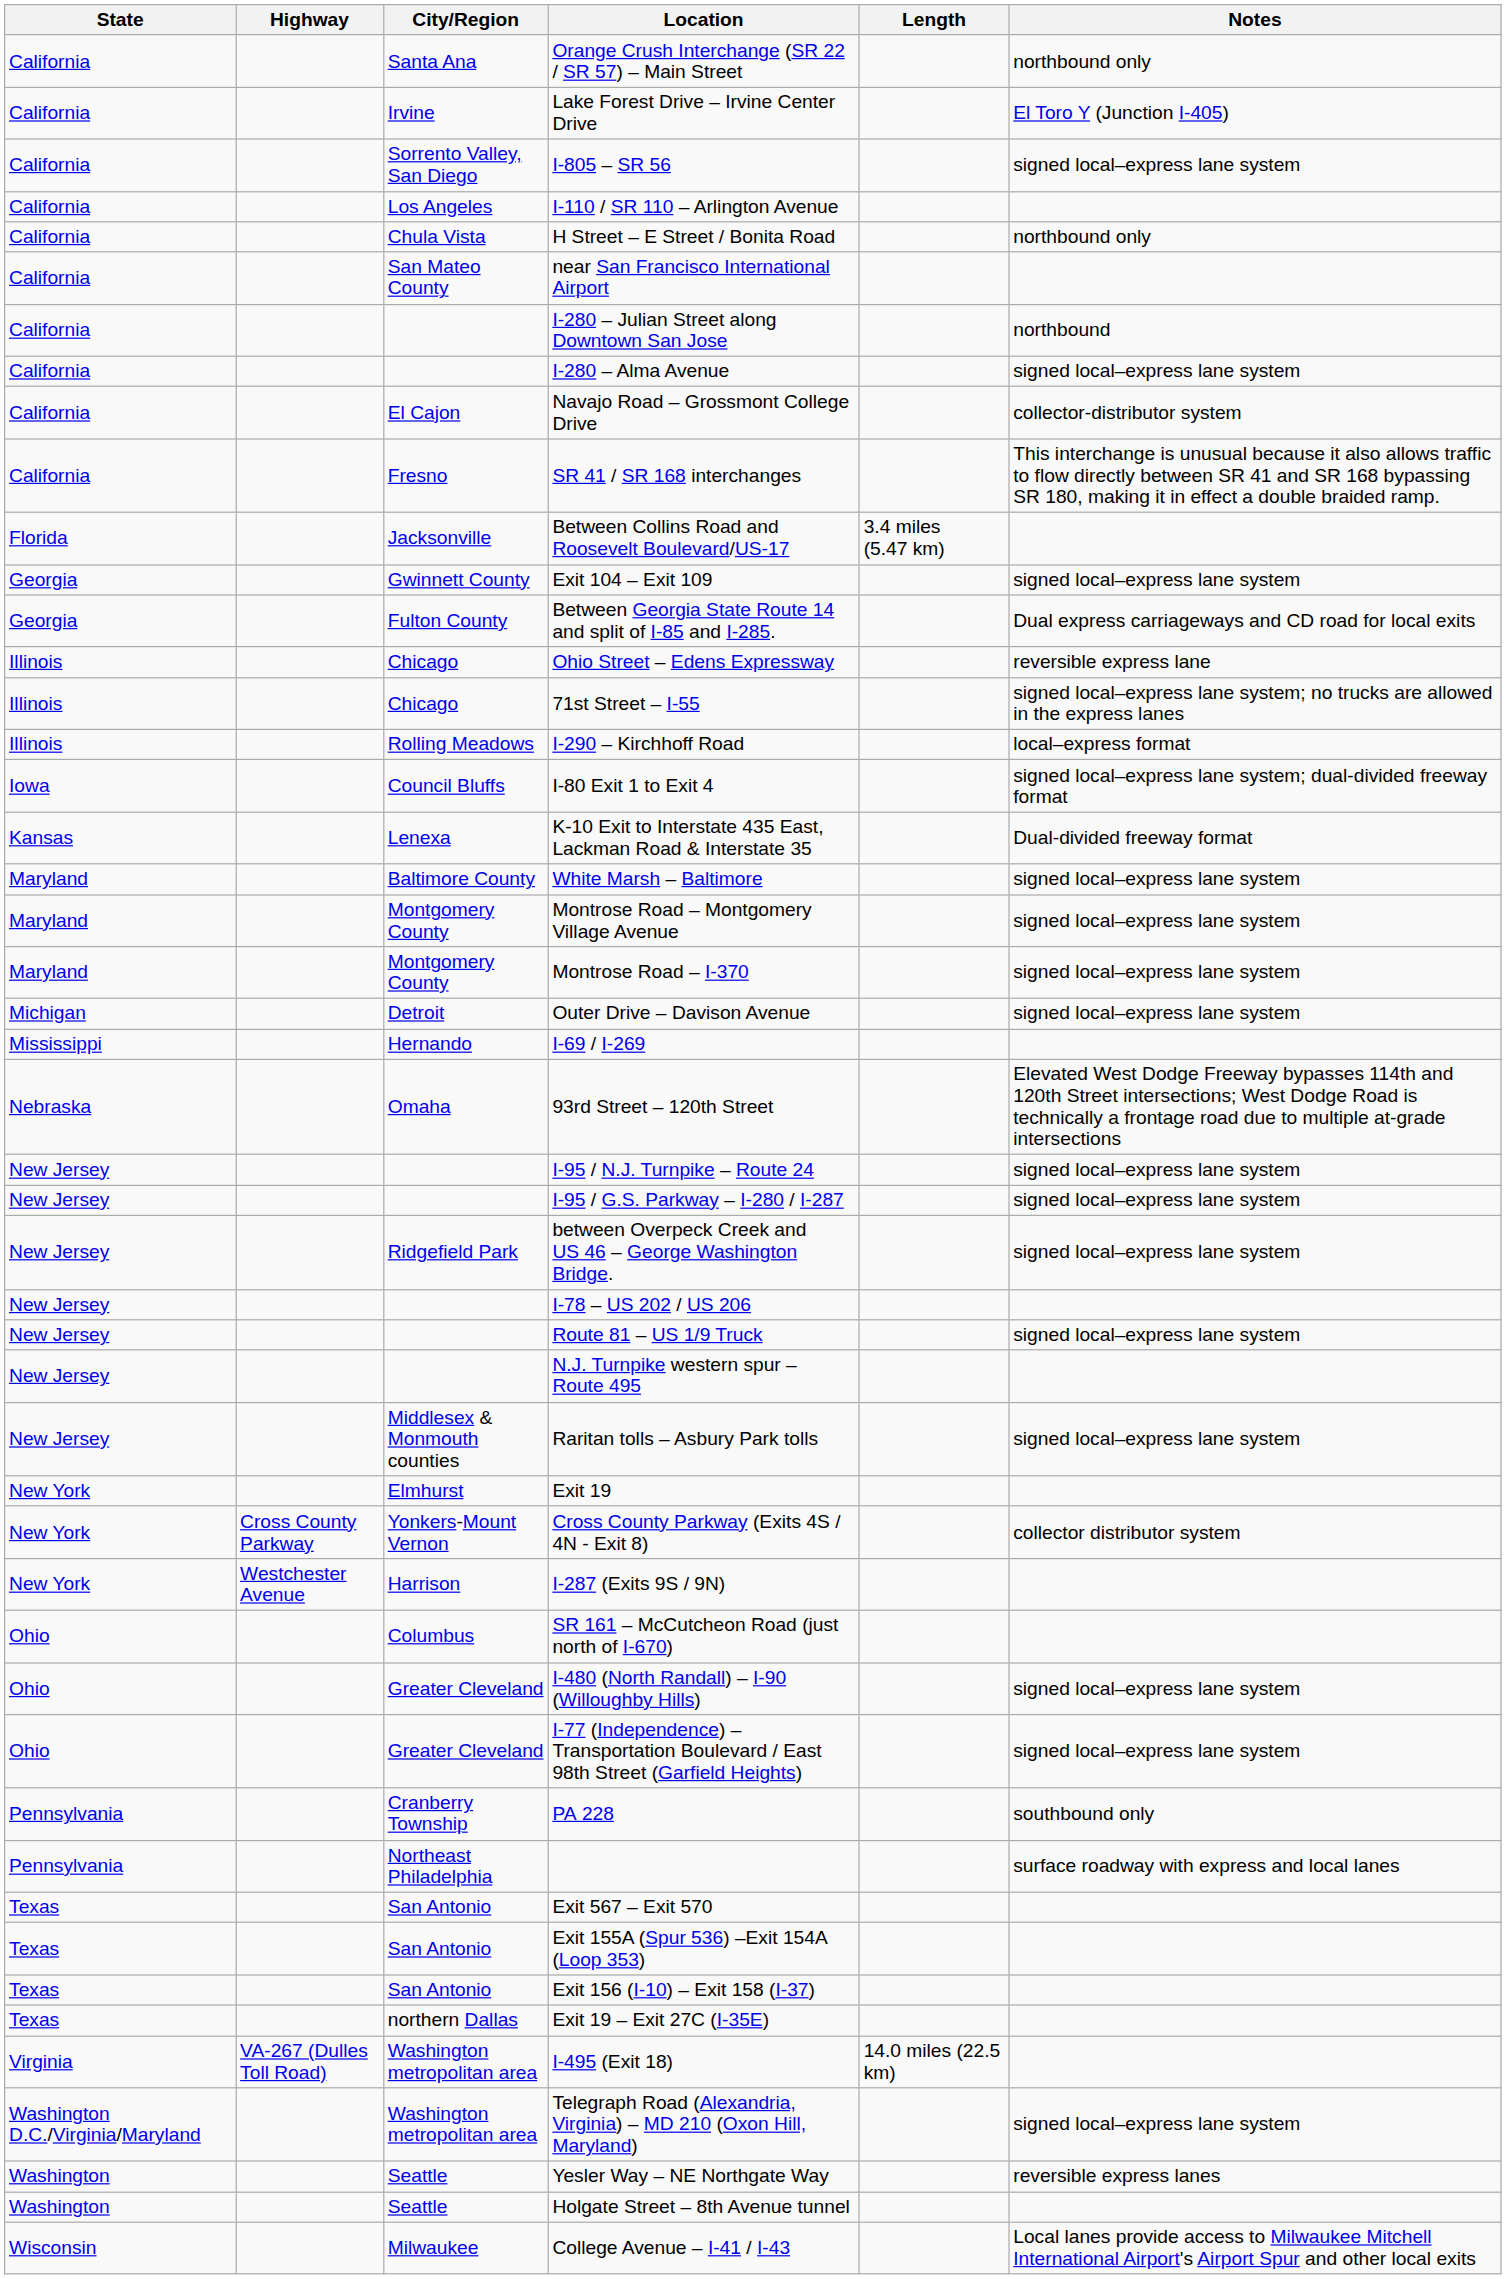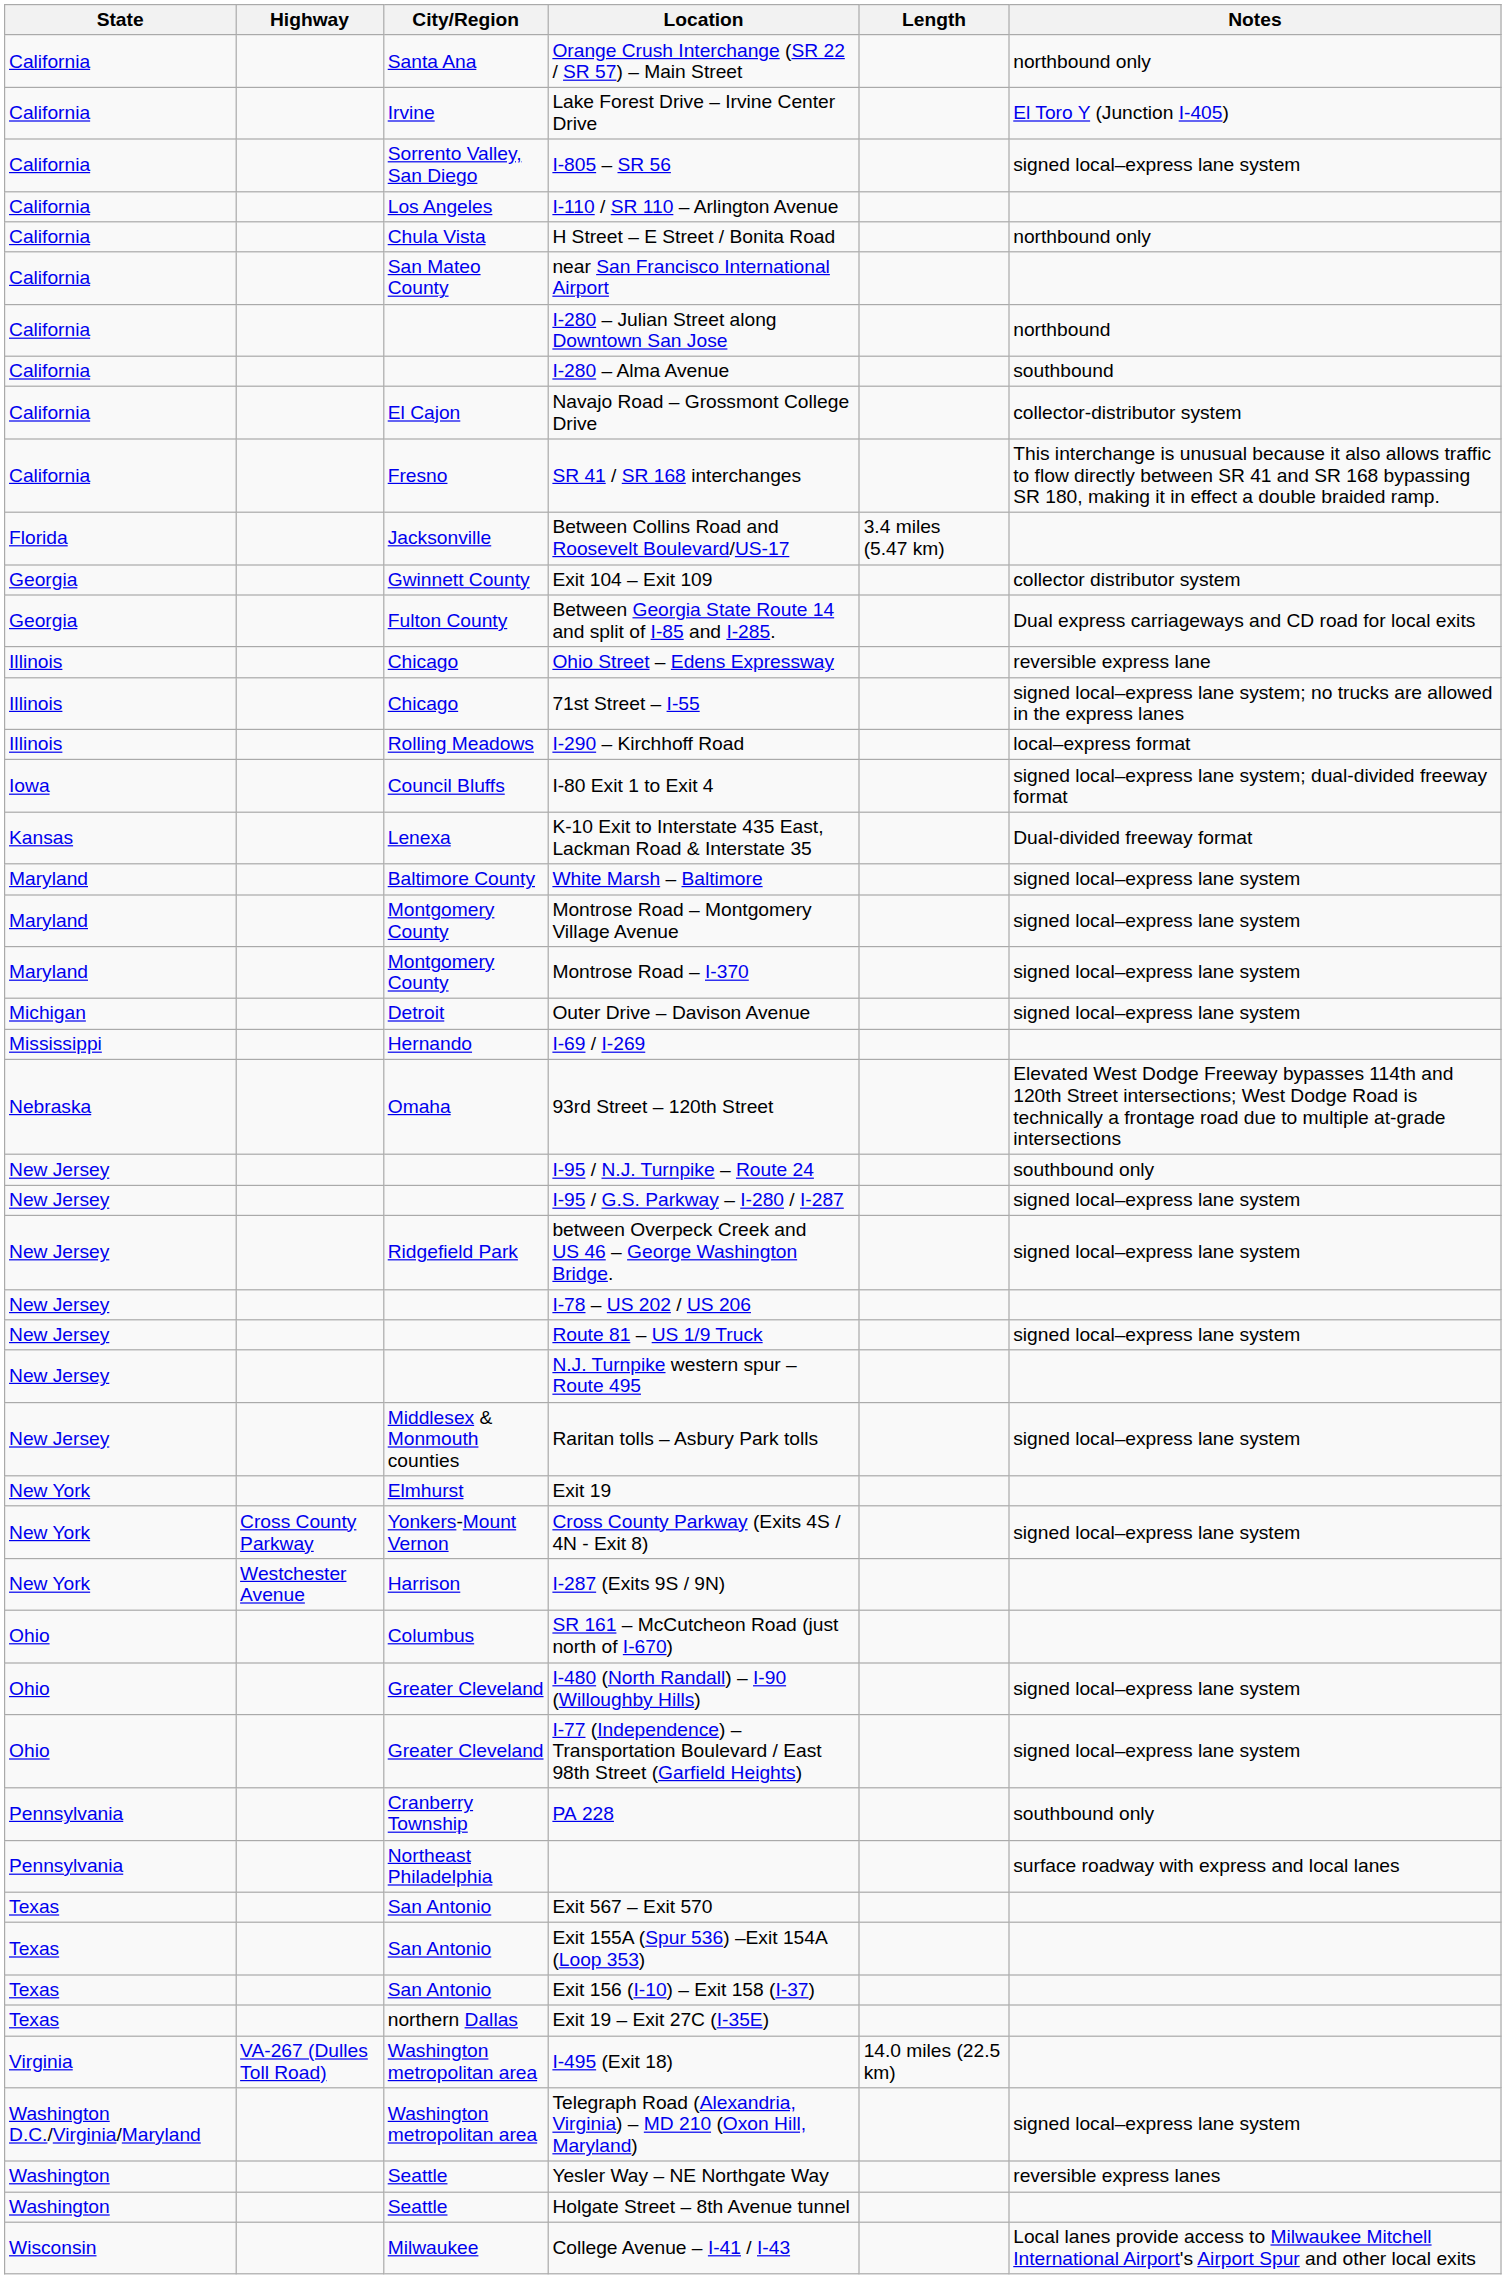(1157, 371) signed local–express lane system -> (1063, 371) southbound
(1157, 579) signed local–express lane system -> (1127, 579) collector distributor system
(1157, 1169) signed local–express lane system -> (1084, 1169) southbound only
(1127, 1532) collector distributor system -> (1157, 1532) signed local–express lane system
